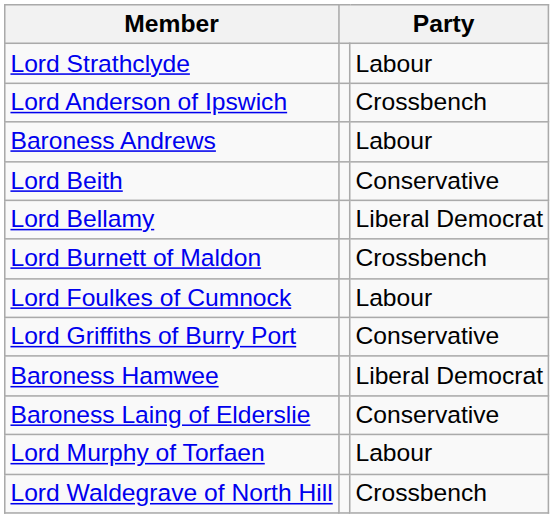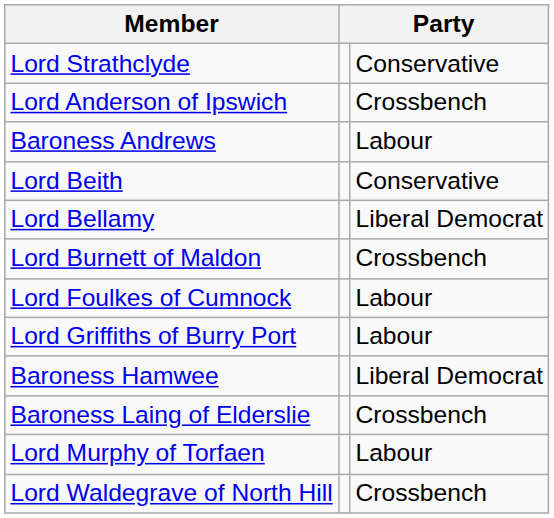(394, 63) Labour -> (427, 63) Conservative
(427, 336) Conservative -> (394, 336) Labour
(427, 414) Conservative -> (421, 414) Crossbench
